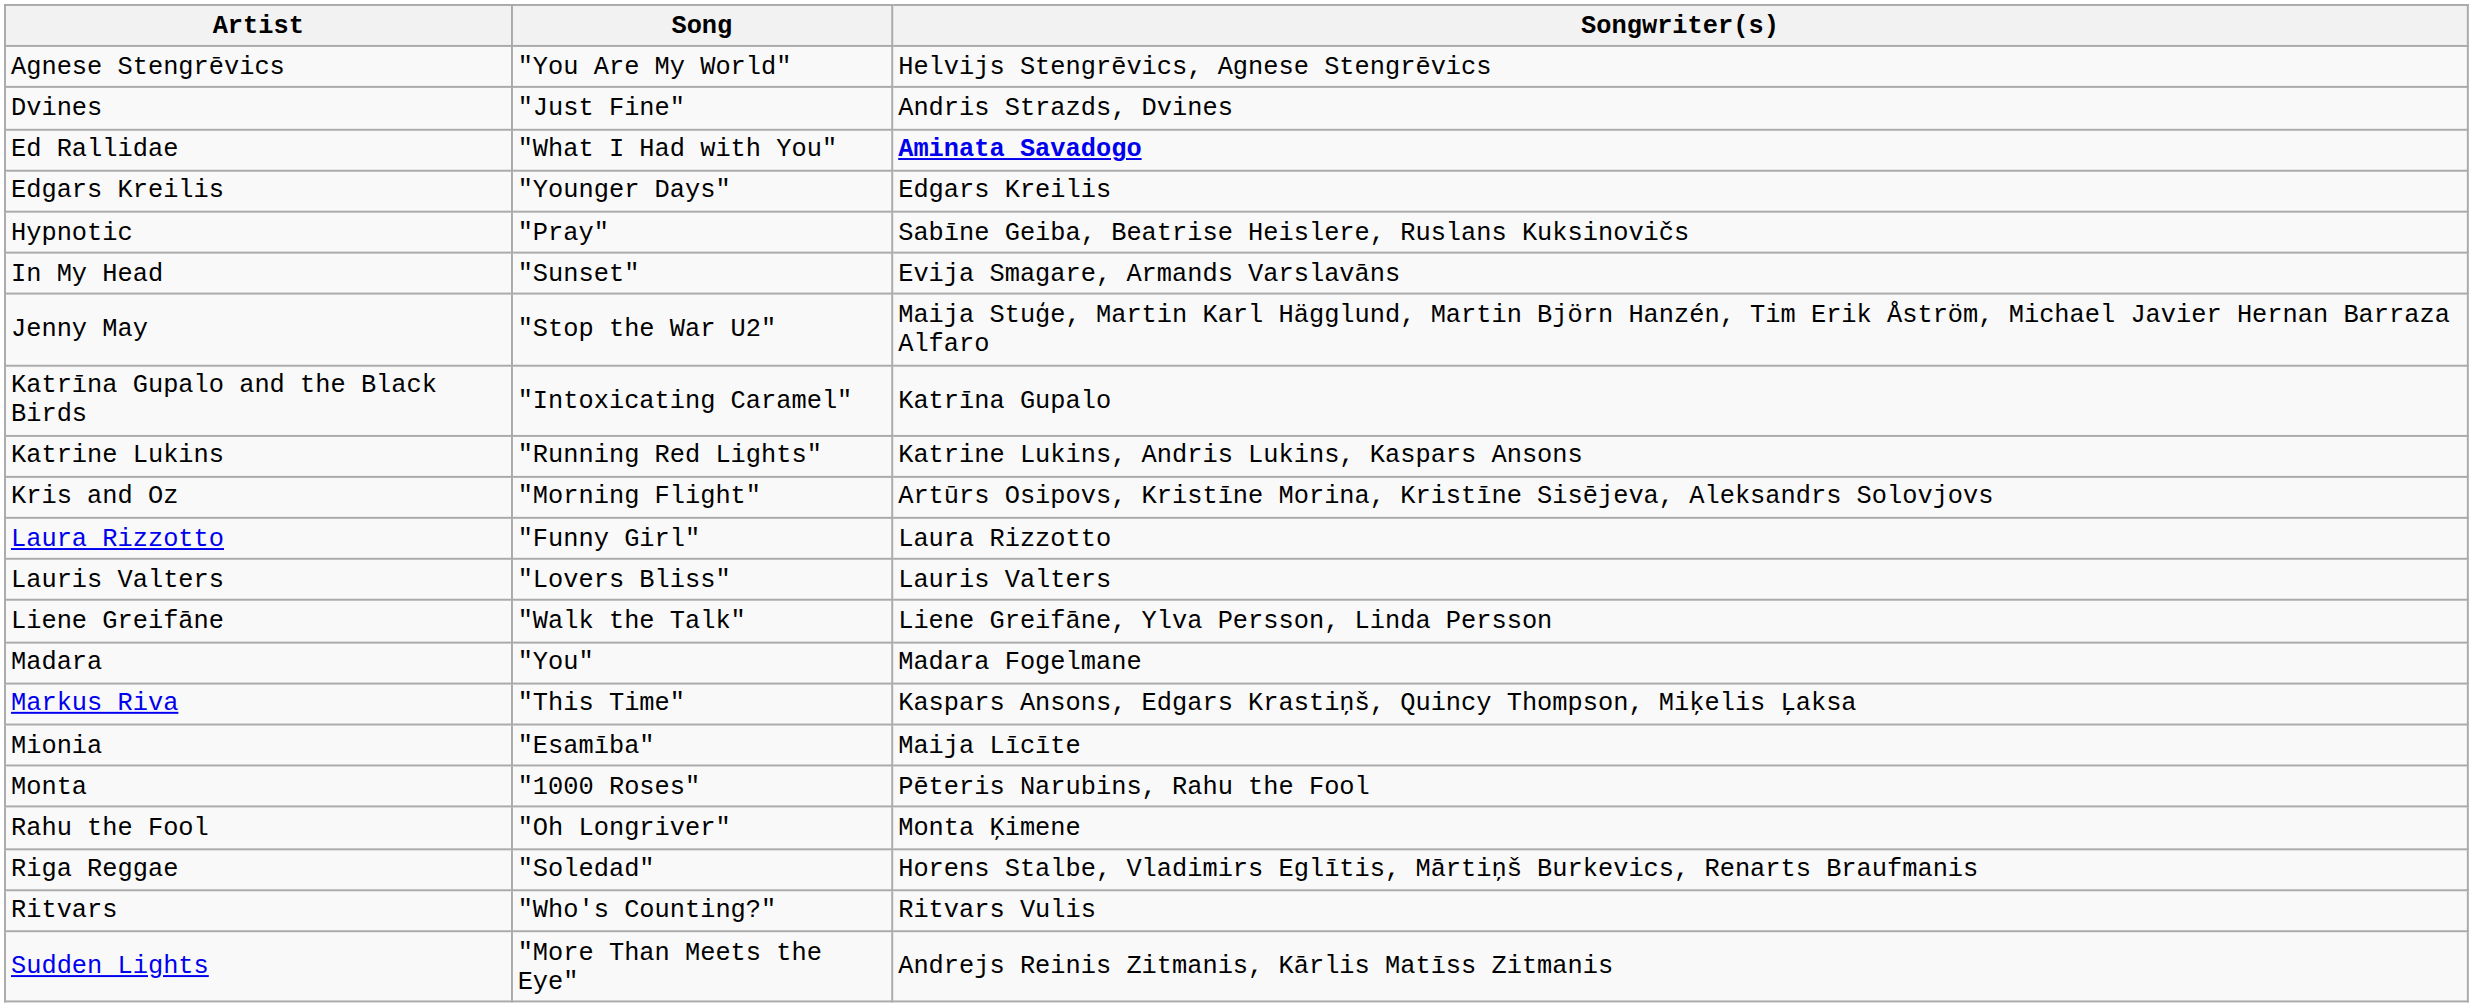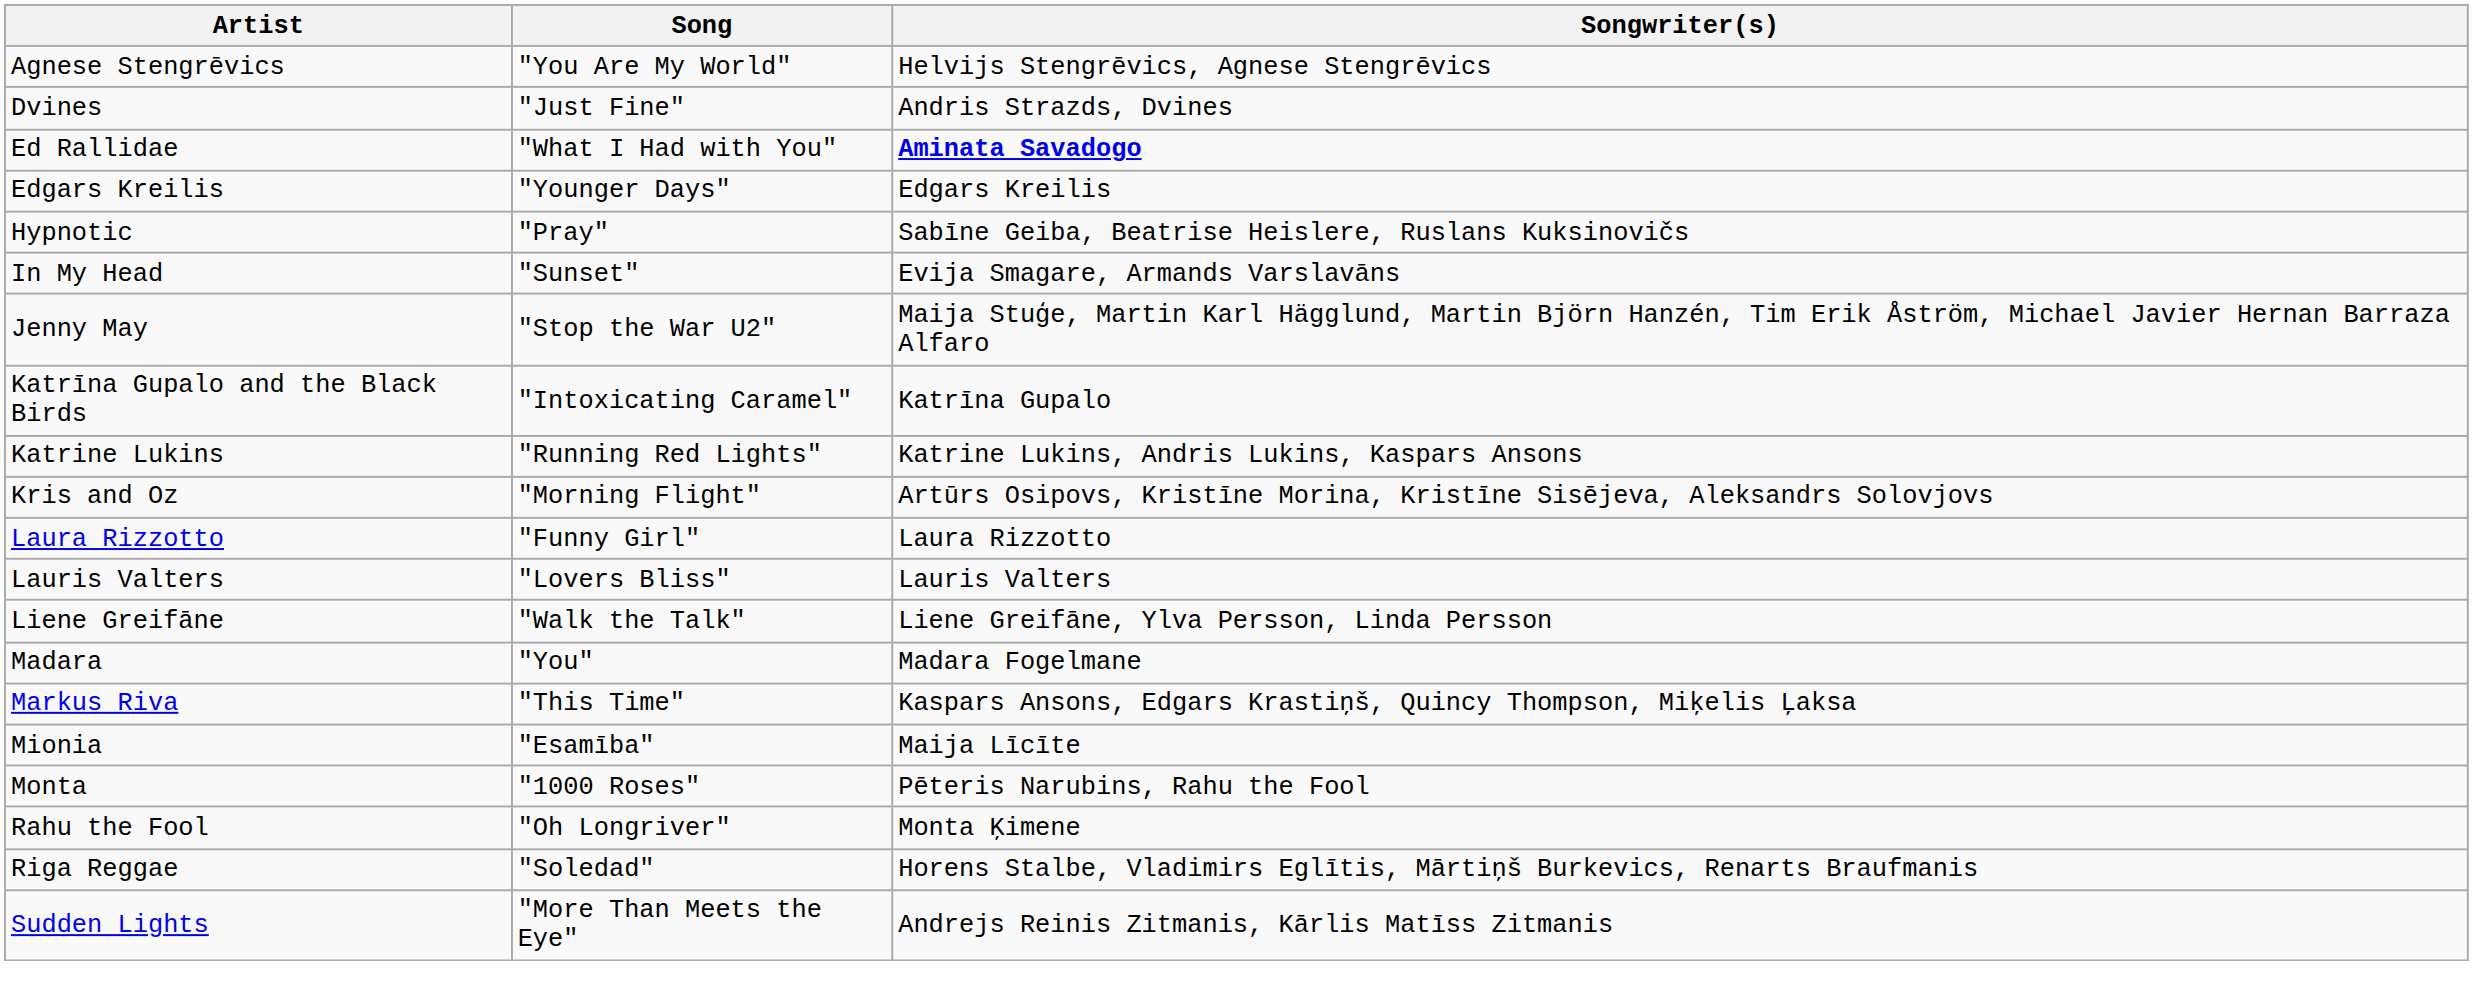- row: (64, 910)
